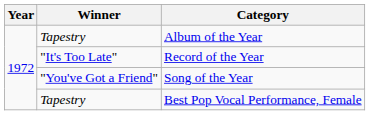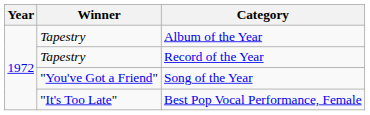(79, 57) "It's Too Late" -> (63, 57) Tapestry
(63, 99) Tapestry -> (79, 99) "It's Too Late"
